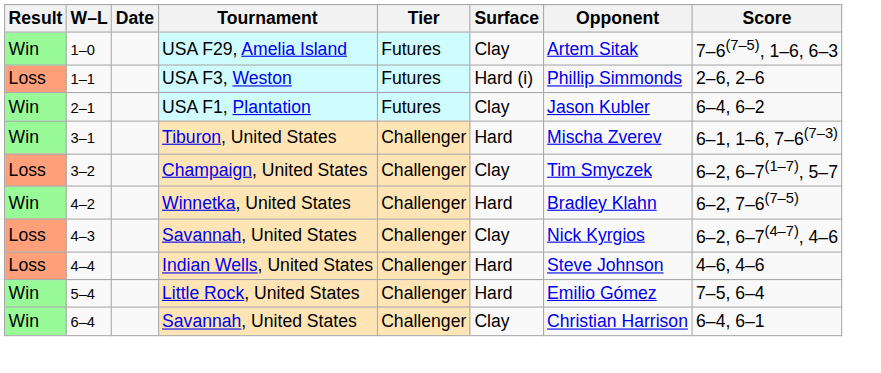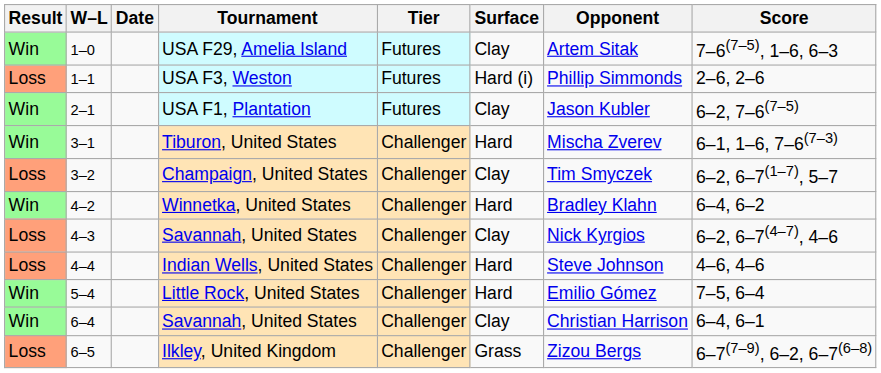(730, 106) 6–4, 6–2 -> (747, 109) 6–2, 7–6(7–5)
(747, 202) 6–2, 7–6(7–5) -> (730, 204) 6–4, 6–2
+ row: (83, 352)
